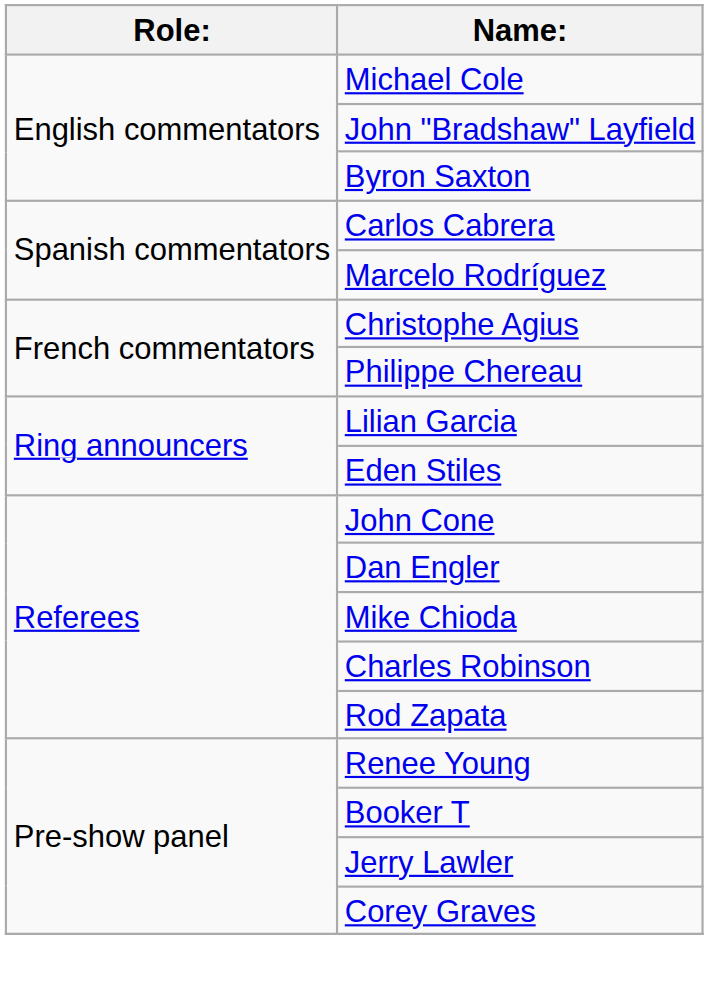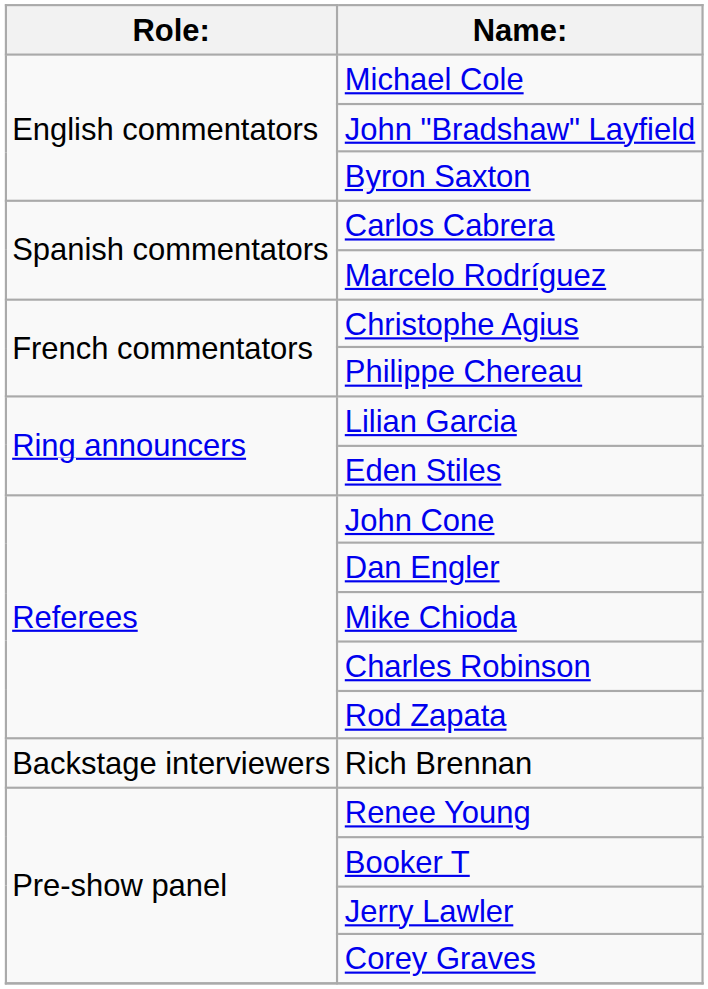+ row: (439, 764)
